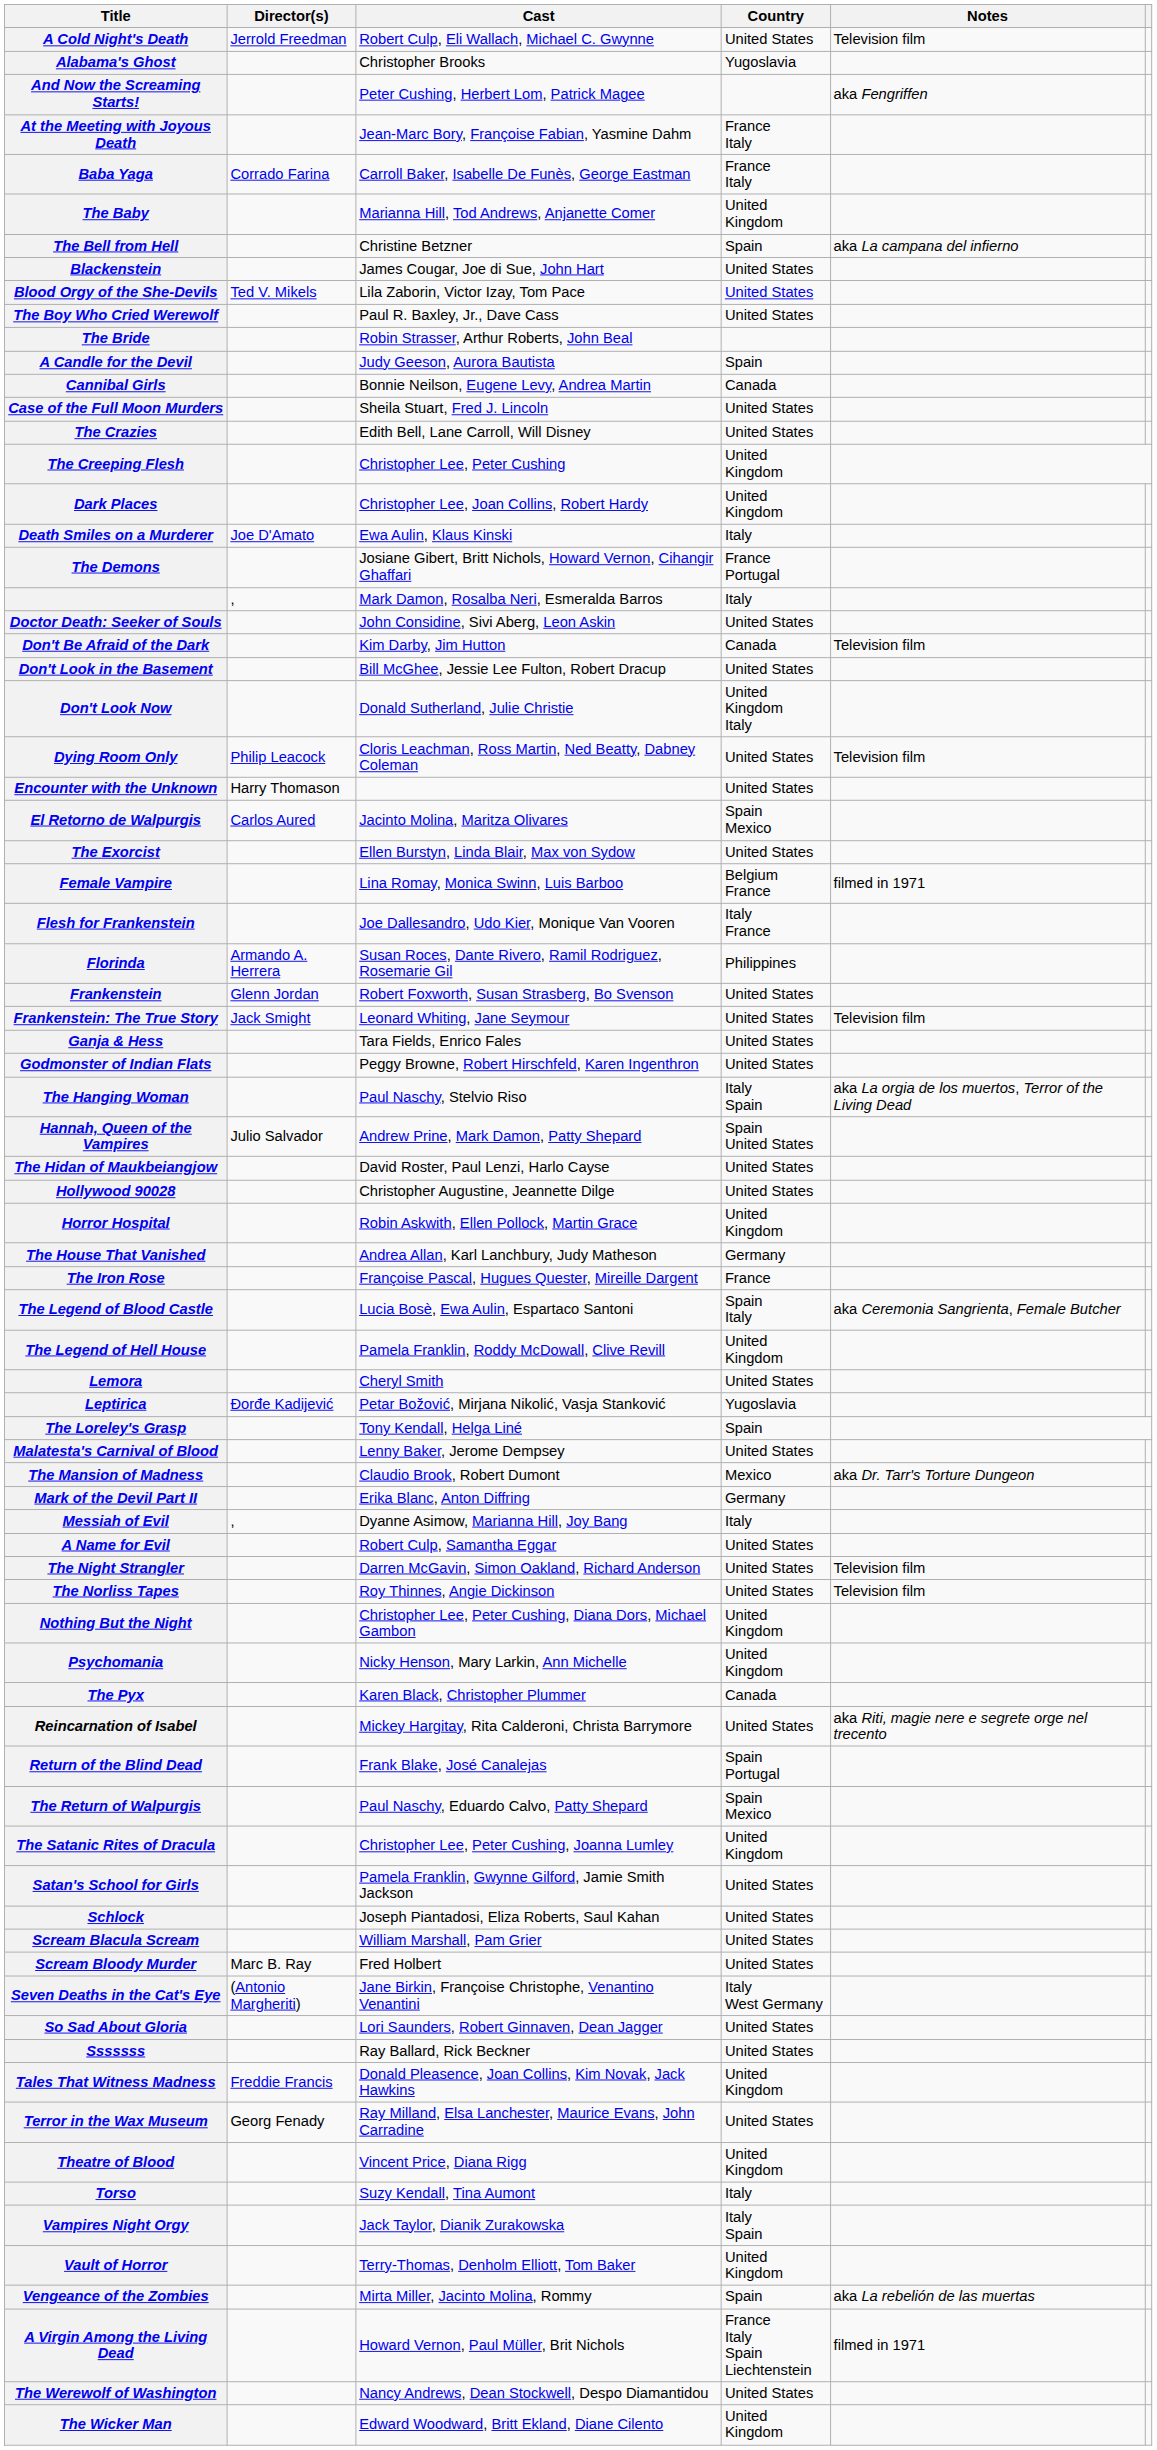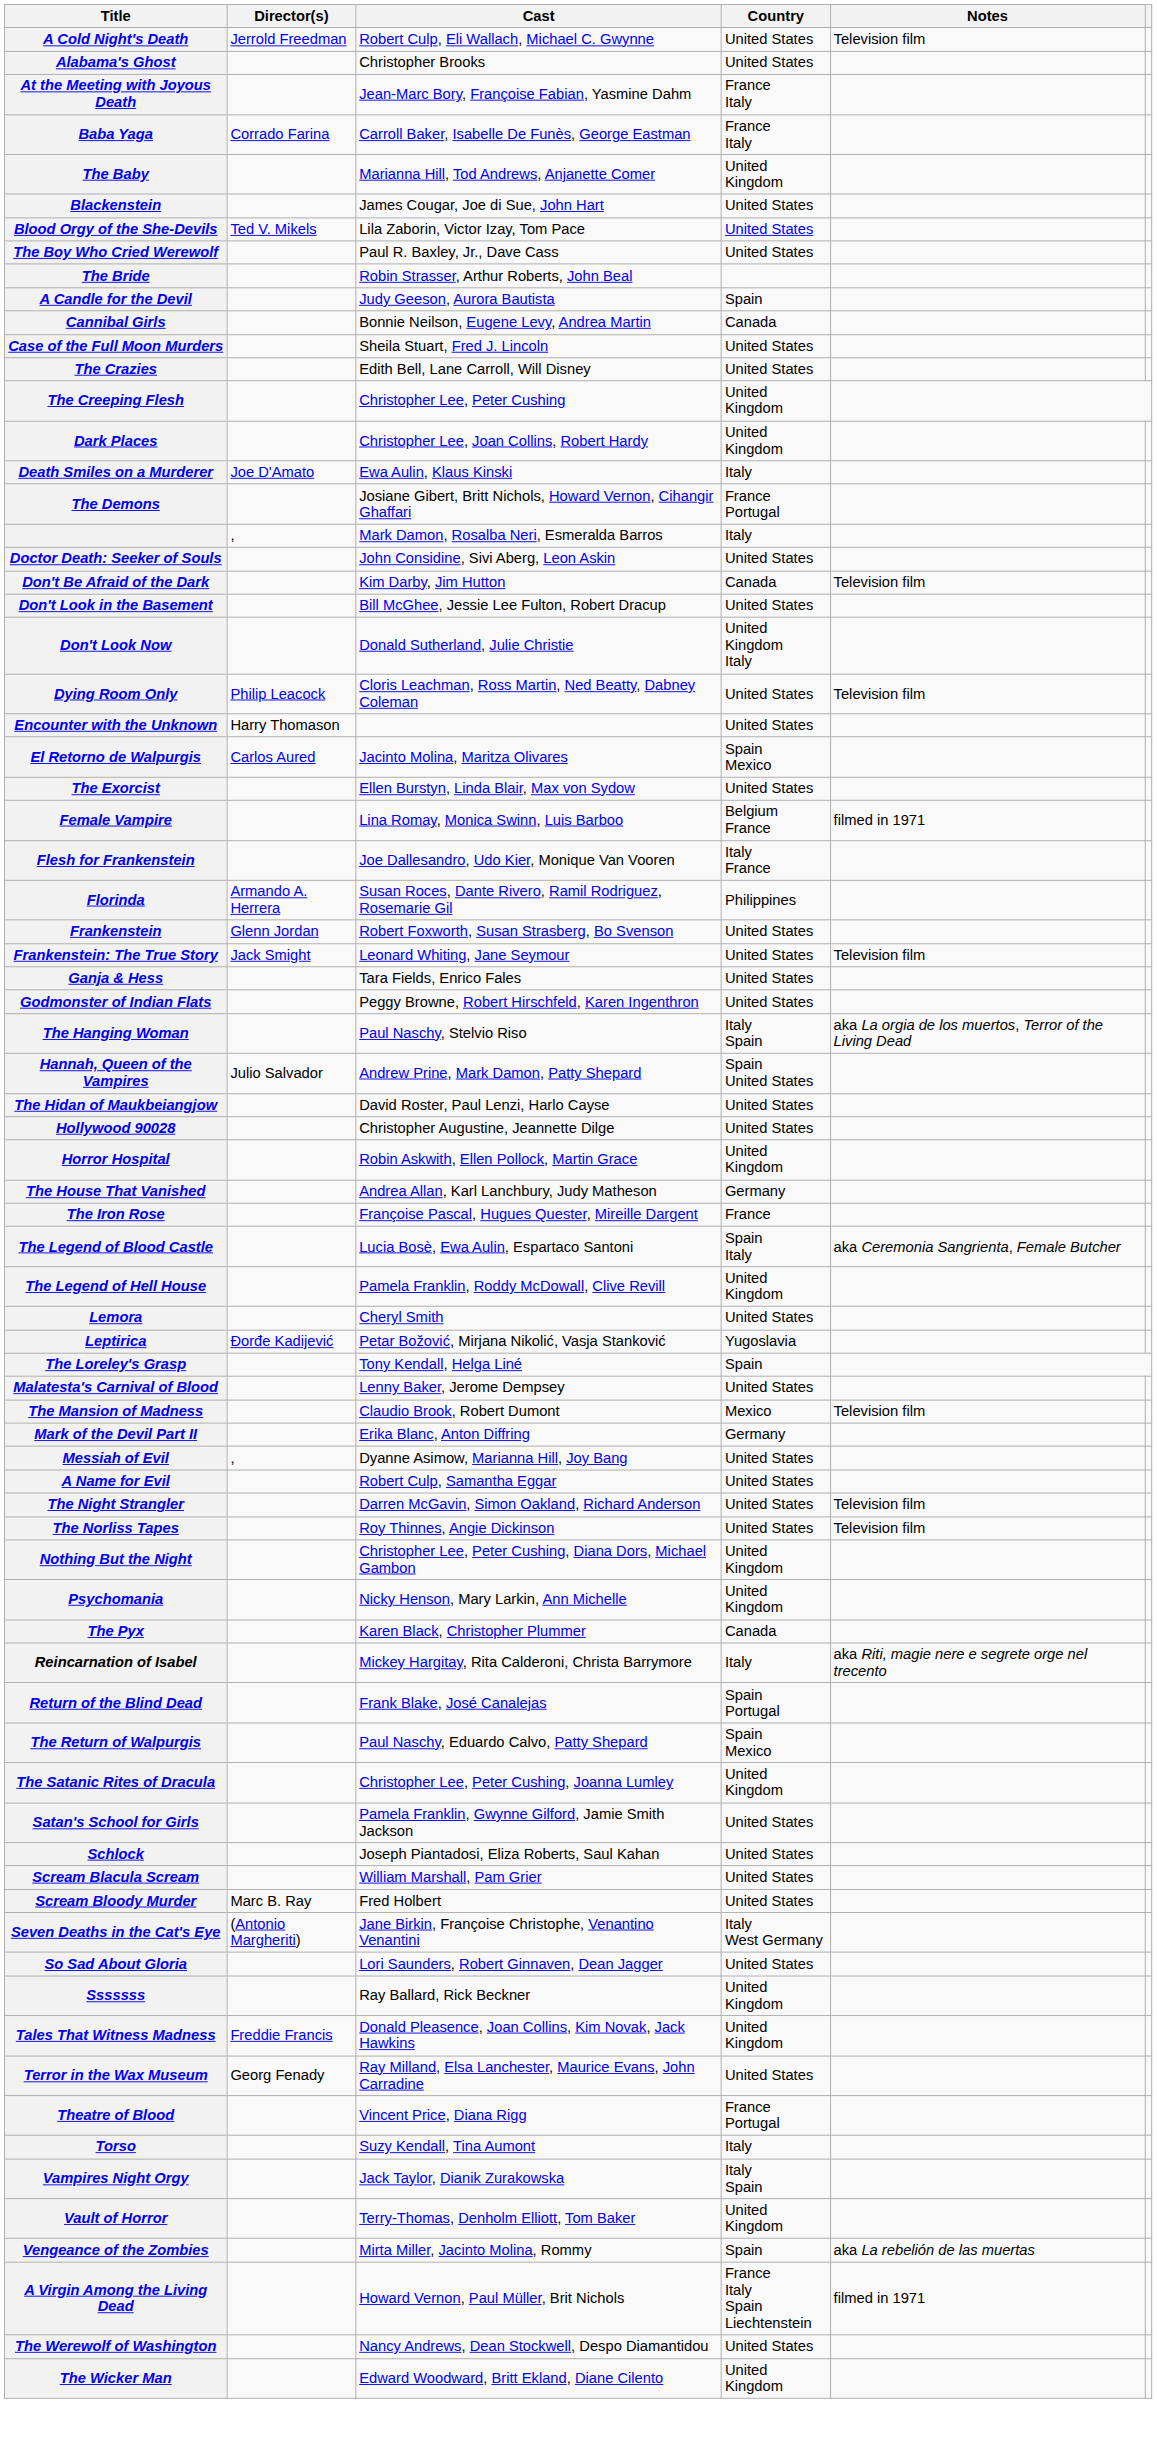(760, 62) Yugoslavia -> (769, 62) United States
- row: (116, 94)
- row: (116, 245)
(934, 1474) aka Dr. Tarr's Torture Dungeon -> (879, 1411) Television film
(738, 1521) Italy -> (769, 1458) United States
(769, 1726) United States -> (738, 1662) Italy
(769, 2050) United States -> (754, 1995) United Kingdom
(754, 2162) United Kingdom -> (752, 2115) France Portugal
